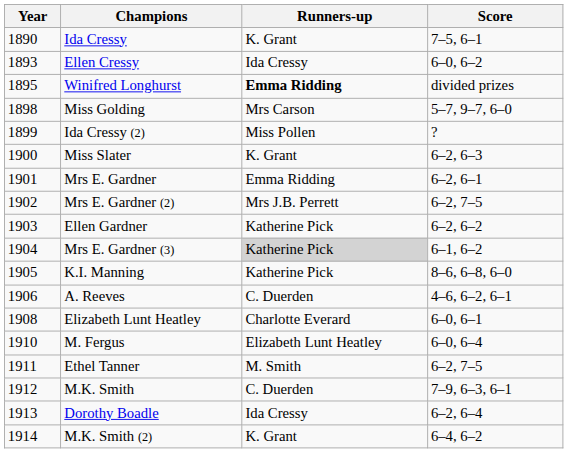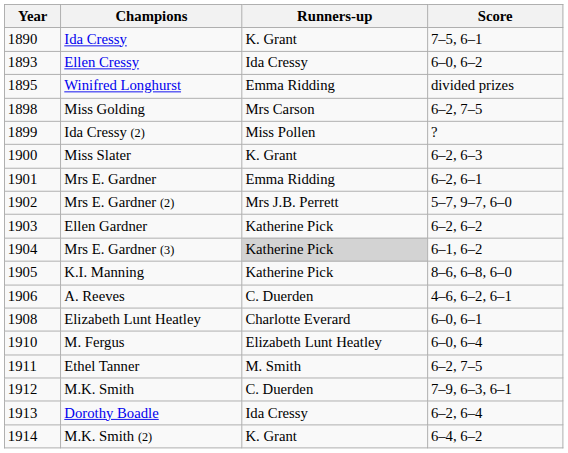(293, 86) bold -> (290, 86) normal
(471, 109) 5–7, 9–7, 6–0 -> (457, 109) 6–2, 7–5
(457, 202) 6–2, 7–5 -> (471, 202) 5–7, 9–7, 6–0
